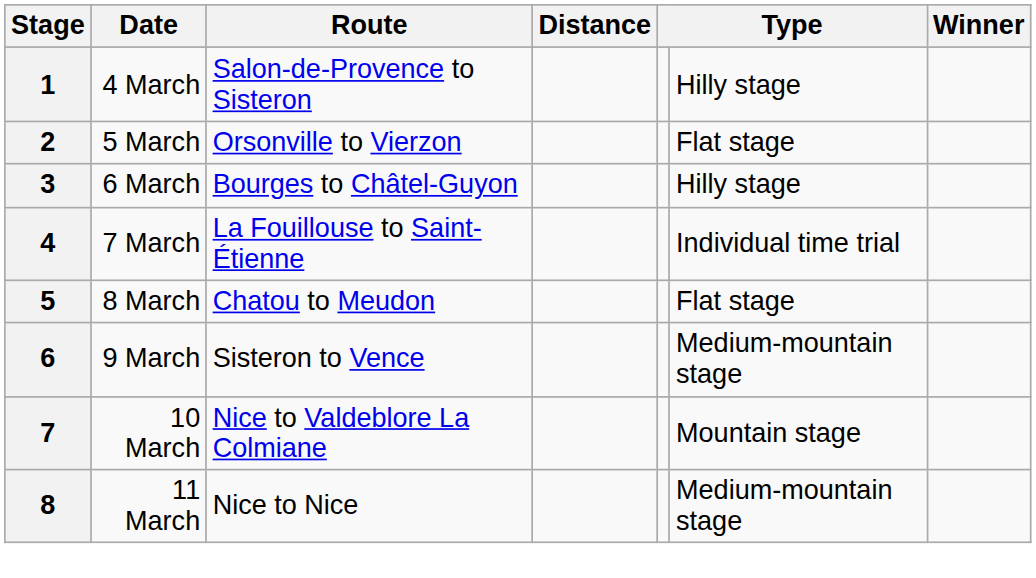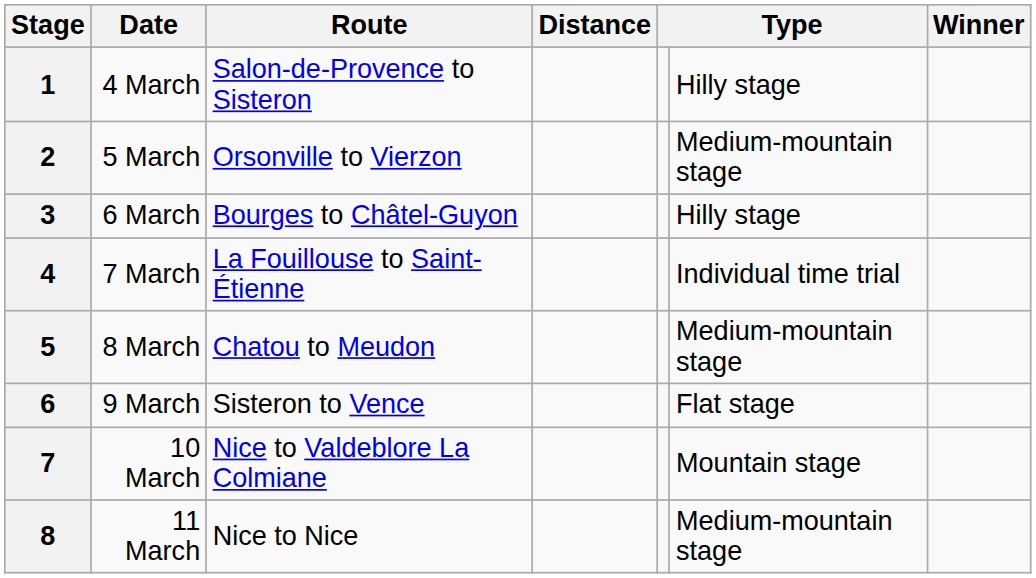(735, 142) Flat stage -> (784, 157) Medium-mountain stage
(735, 301) Flat stage -> (784, 346) Medium-mountain stage
(784, 359) Medium-mountain stage -> (735, 404) Flat stage
